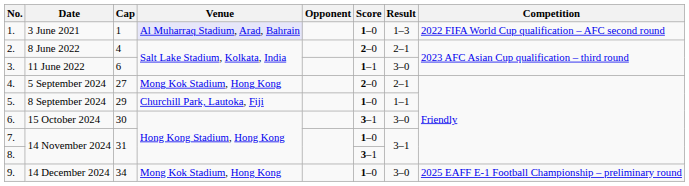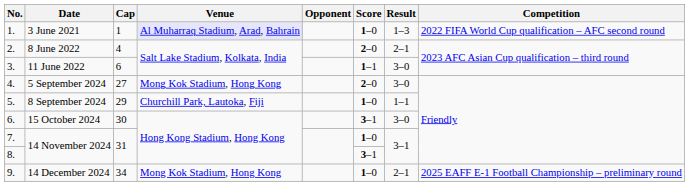(401, 83) 2–1 -> (401, 83) 3–0
(401, 172) 3–0 -> (401, 172) 2–1
